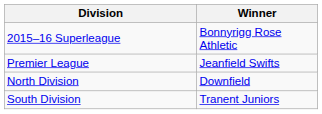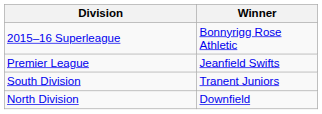rows swapped: (43, 81) <-> (44, 99)
